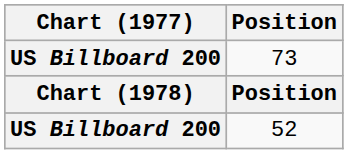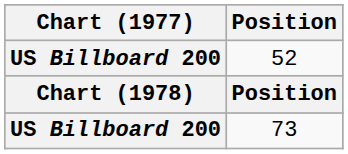rows swapped: (284, 59) <-> (284, 130)
